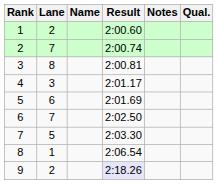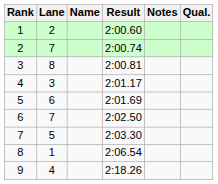(52, 170) 2 -> (52, 170) 4
(123, 170) lavender background -> (123, 170) no background
